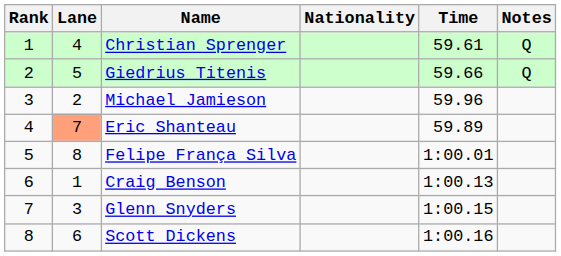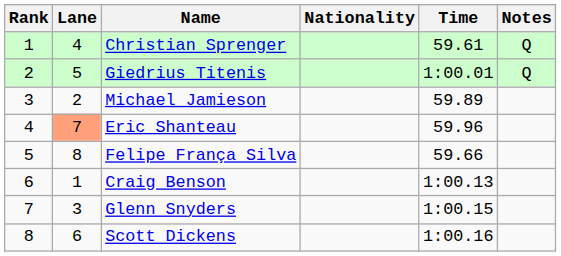(458, 73) 59.66 -> (458, 73) 1:00.01
(458, 100) 59.96 -> (458, 100) 59.89
(458, 128) 59.89 -> (458, 128) 59.96
(458, 155) 1:00.01 -> (458, 155) 59.66
